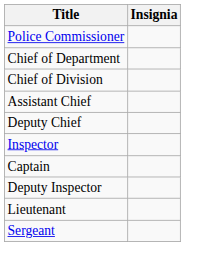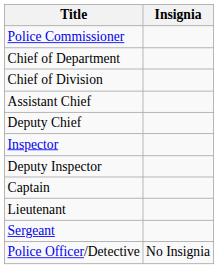rows swapped: (55, 187) <-> (29, 166)
+ row: (74, 252)
